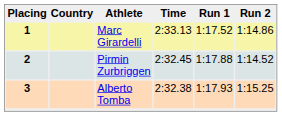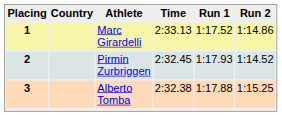(214, 59) 1:17.88 -> (214, 59) 1:17.93
(214, 88) 1:17.93 -> (214, 88) 1:17.88
